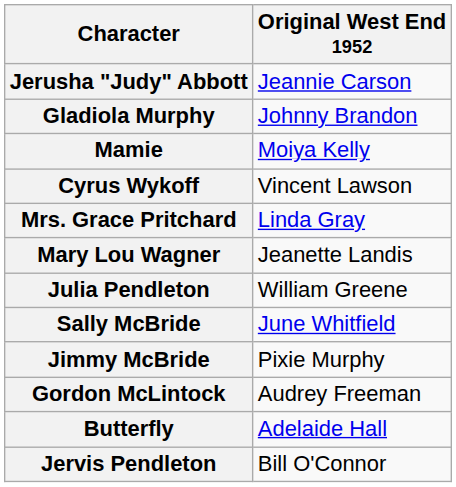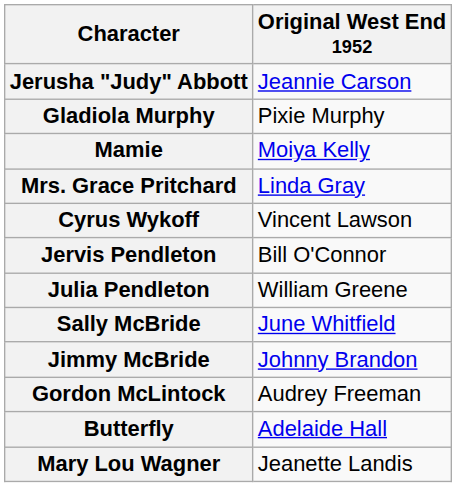(338, 116) Johnny Brandon -> (321, 116) Pixie Murphy
rows swapped: (129, 220) <-> (129, 185)
rows swapped: (129, 463) <-> (129, 255)
(321, 359) Pixie Murphy -> (338, 359) Johnny Brandon
